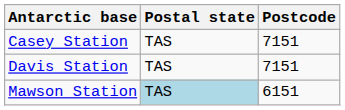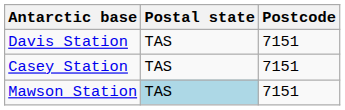rows swapped: (68, 42) <-> (68, 67)
(281, 92) 6151 -> (281, 92) 7151
